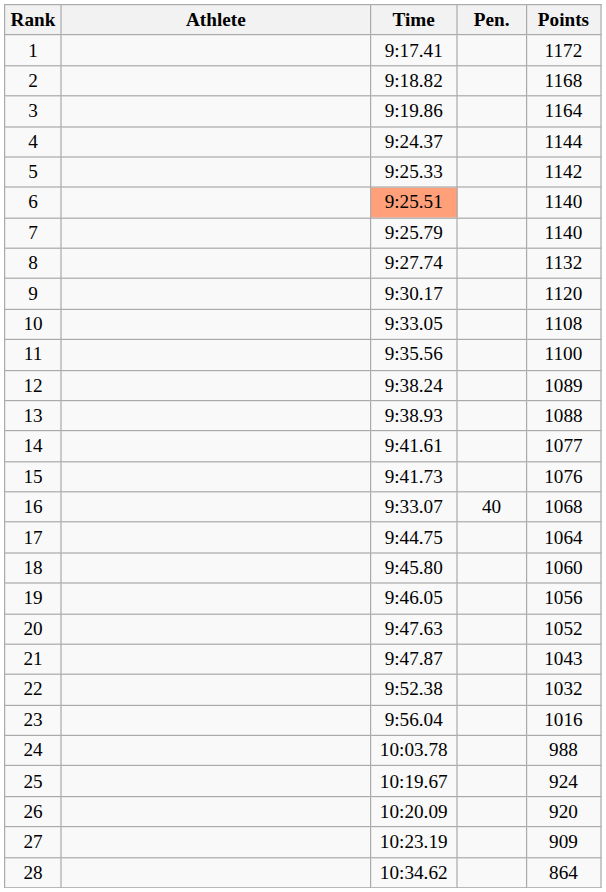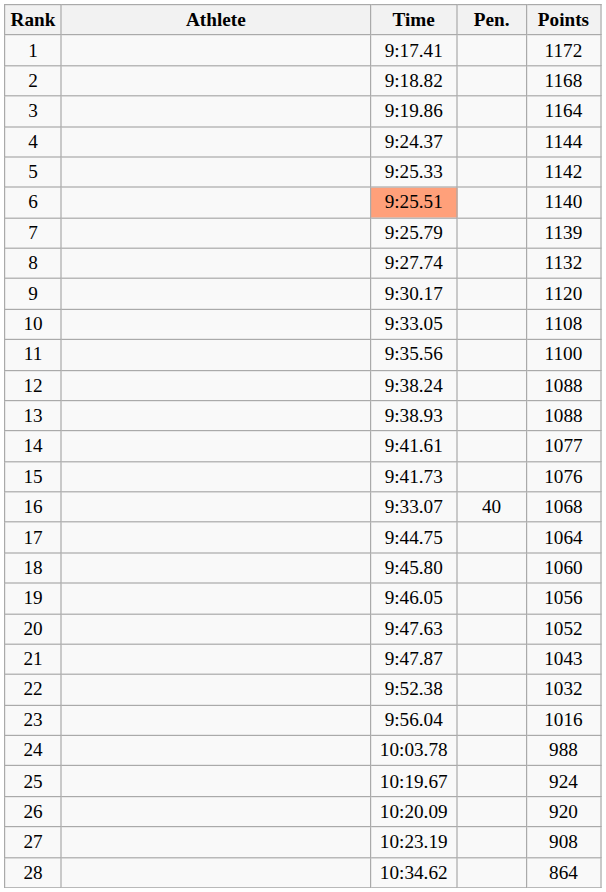(563, 232) 1140 -> (563, 232) 1139
(563, 385) 1089 -> (563, 385) 1088
(563, 841) 909 -> (563, 841) 908
